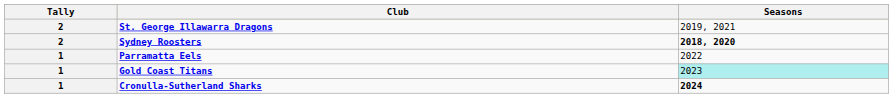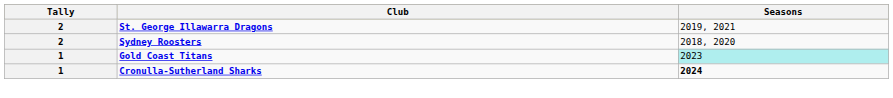(708, 41) bold -> (708, 41) normal
- row: (160, 56)
